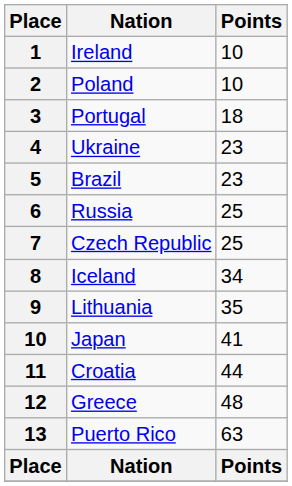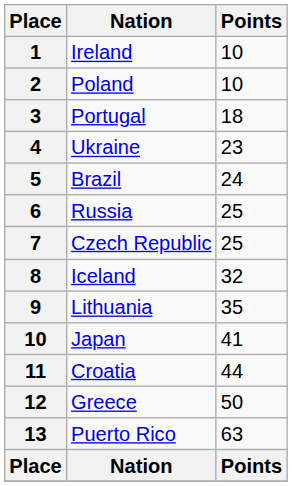(232, 180) 23 -> (232, 180) 24
(232, 275) 34 -> (232, 275) 32
(232, 402) 48 -> (232, 402) 50
